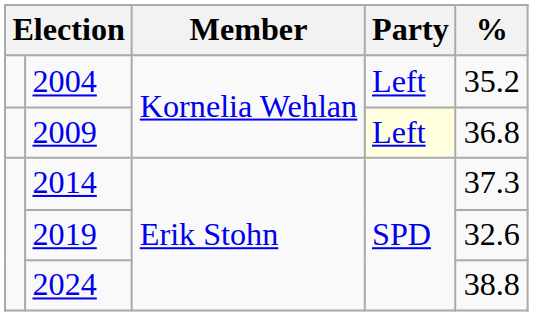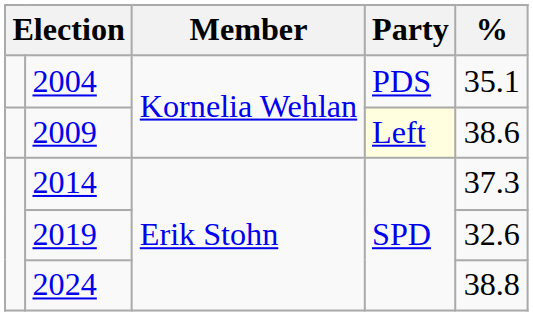(399, 81) Left -> (402, 81) PDS
(492, 81) 35.2 -> (492, 81) 35.1
(492, 132) 36.8 -> (492, 132) 38.6
